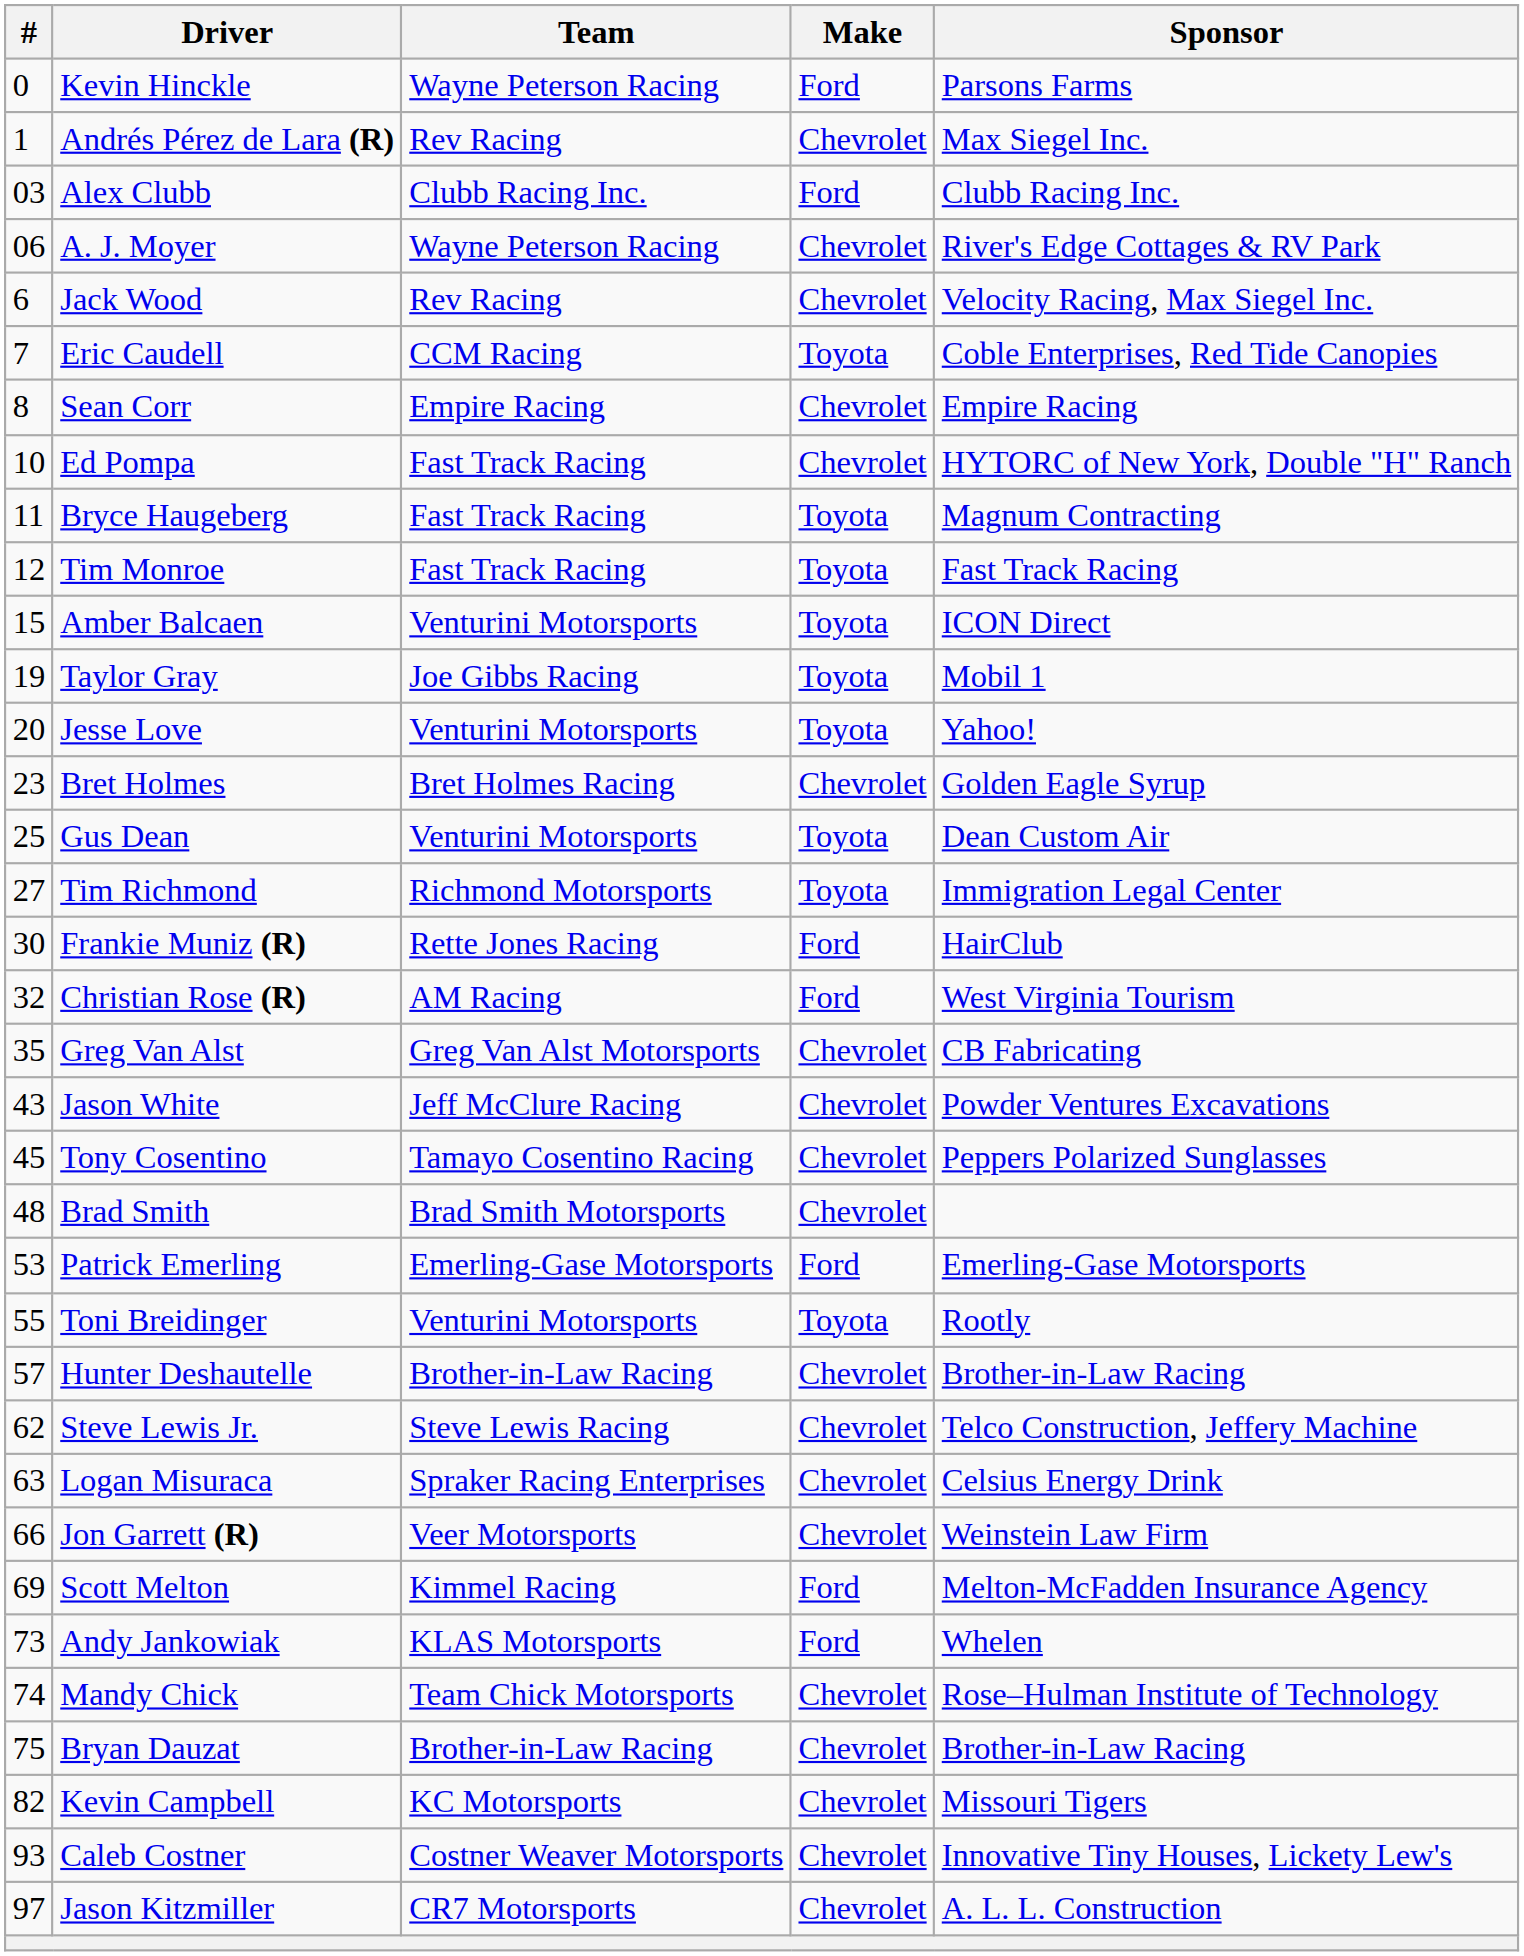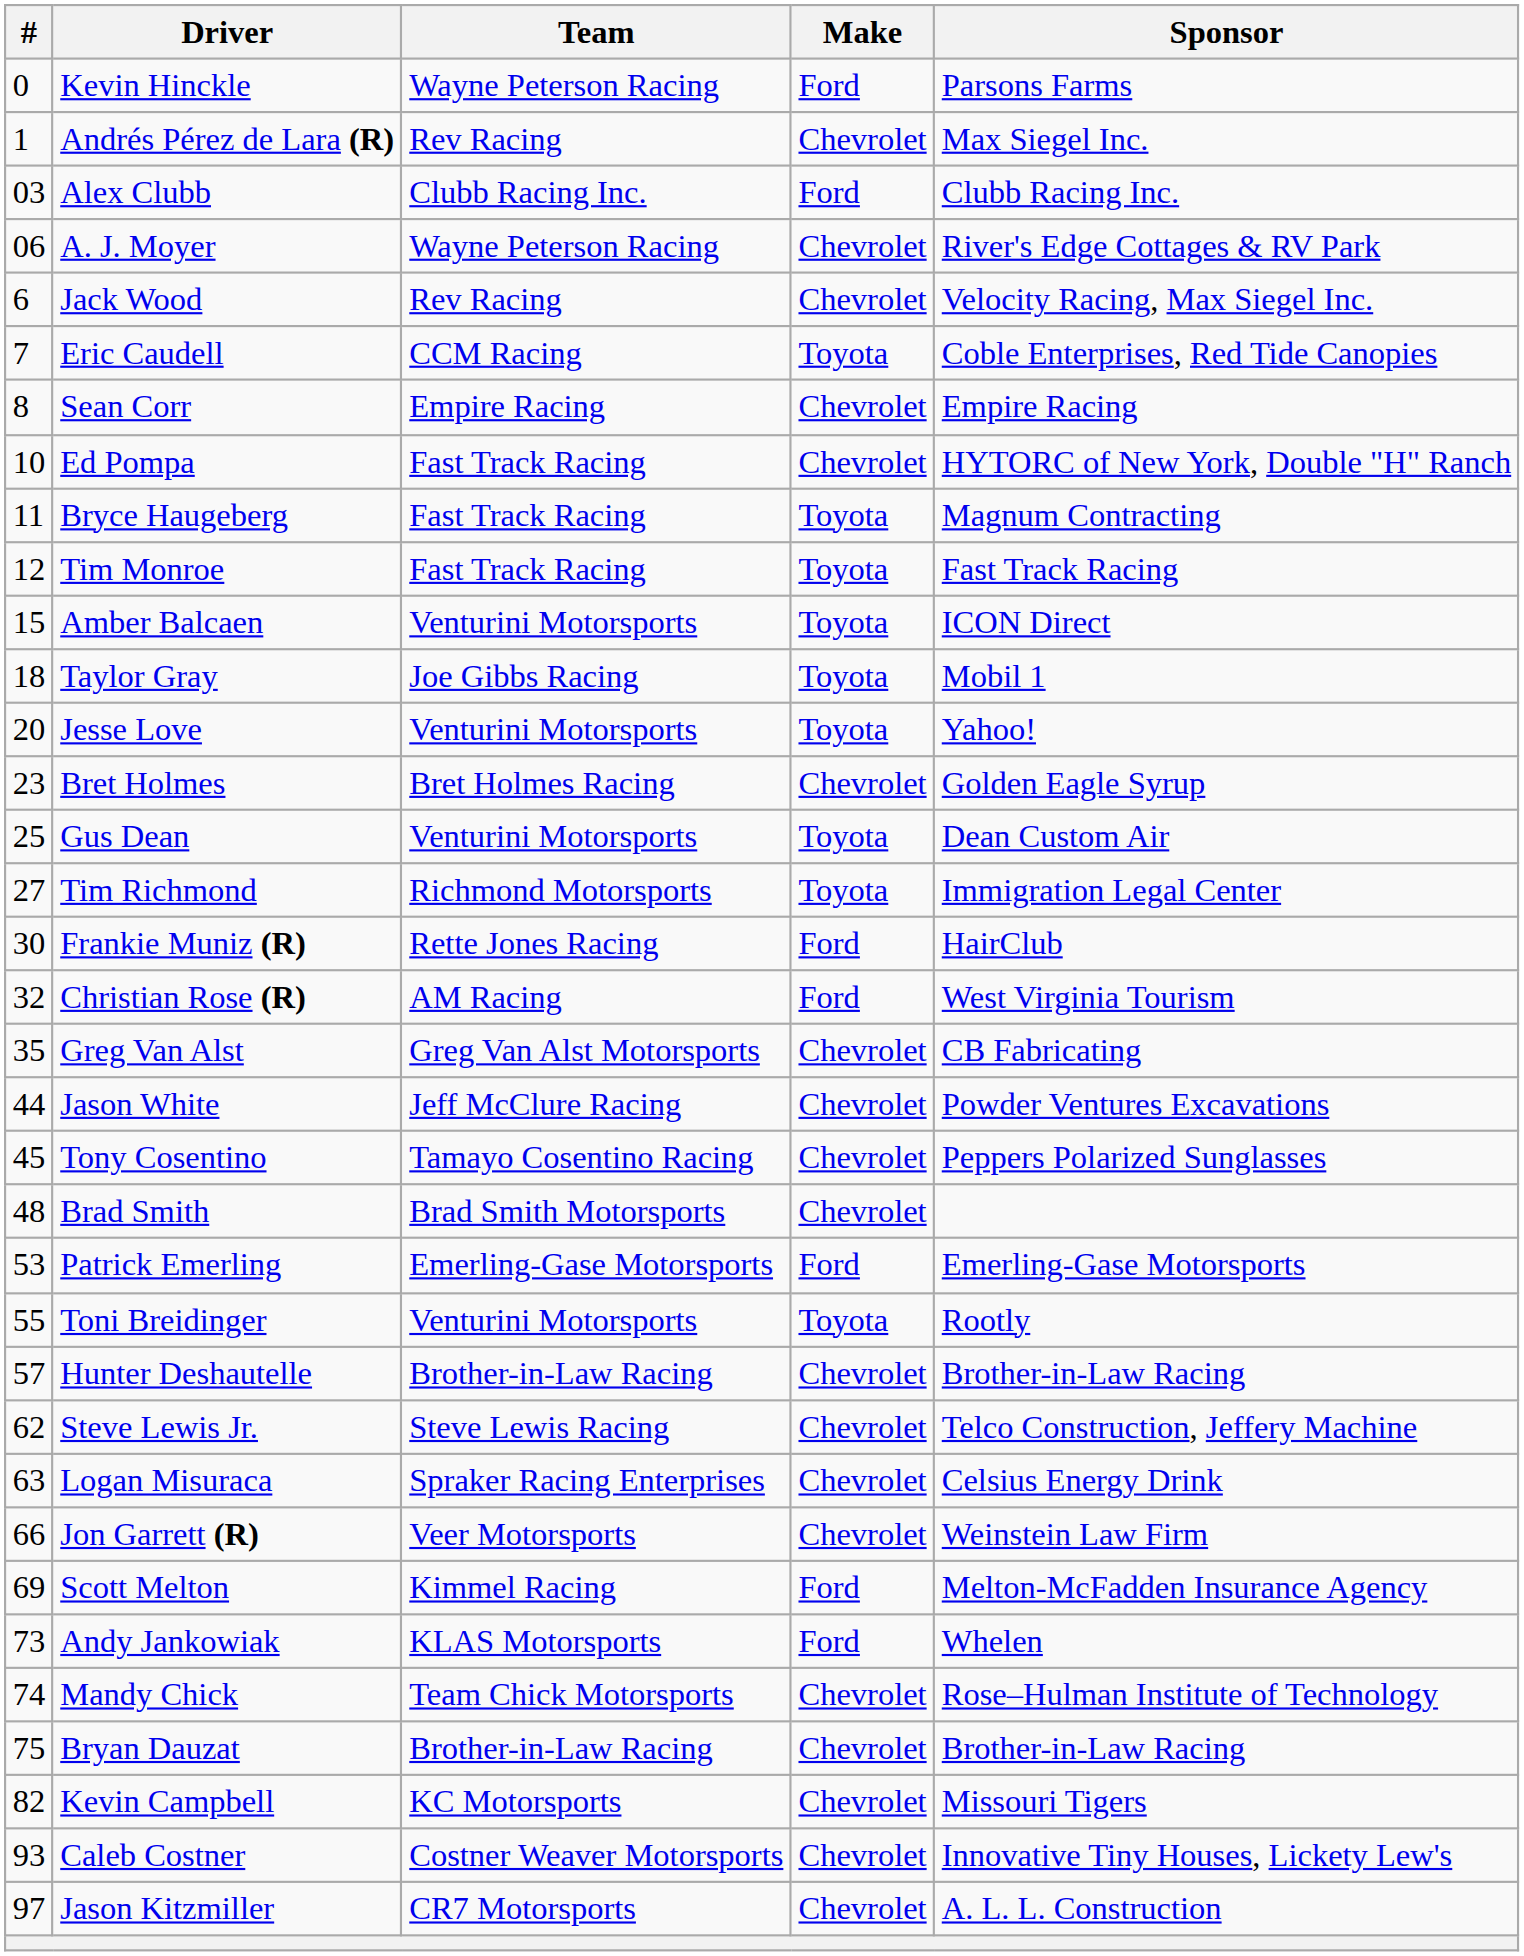(29, 675) 19 -> (29, 675) 18
(29, 1104) 43 -> (29, 1104) 44
